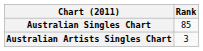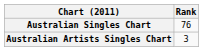(186, 25) 85 -> (186, 25) 76
